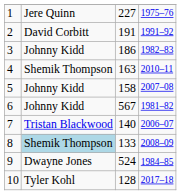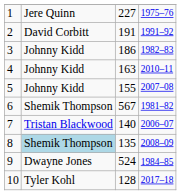(68, 69) Shemik Thompson -> (54, 69) Johnny Kidd
(127, 87) 158 -> (127, 87) 155
(54, 106) Johnny Kidd -> (68, 106) Shemik Thompson
(127, 143) 133 -> (127, 143) 135
